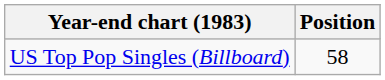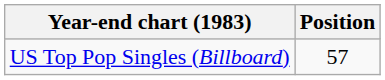(337, 56) 58 -> (337, 56) 57
